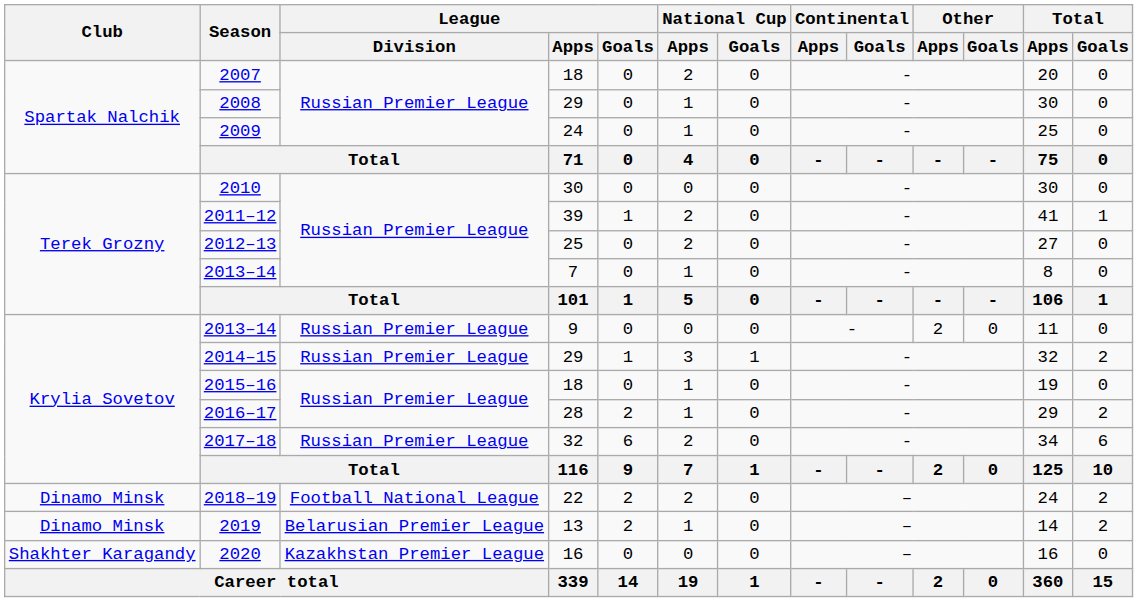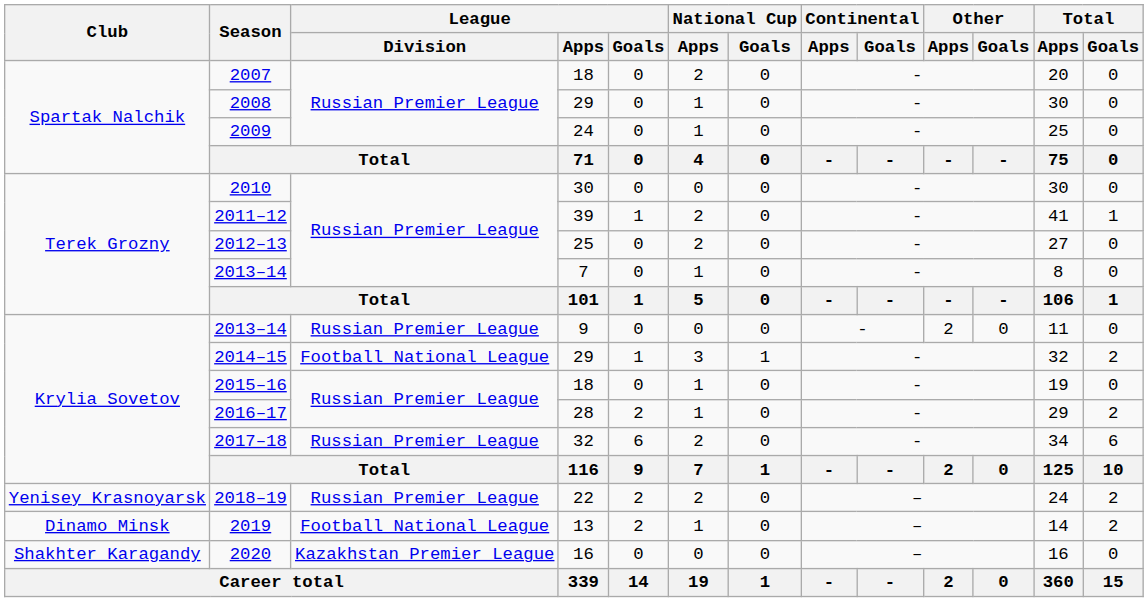(414, 357) Russian Premier League -> (425, 357) Football National League
(102, 498) Dinamo Minsk -> (107, 498) Yenisey Krasnoyarsk
(414, 498) Football National League -> (425, 498) Russian Premier League
(414, 526) Belarusian Premier League -> (425, 526) Football National League
